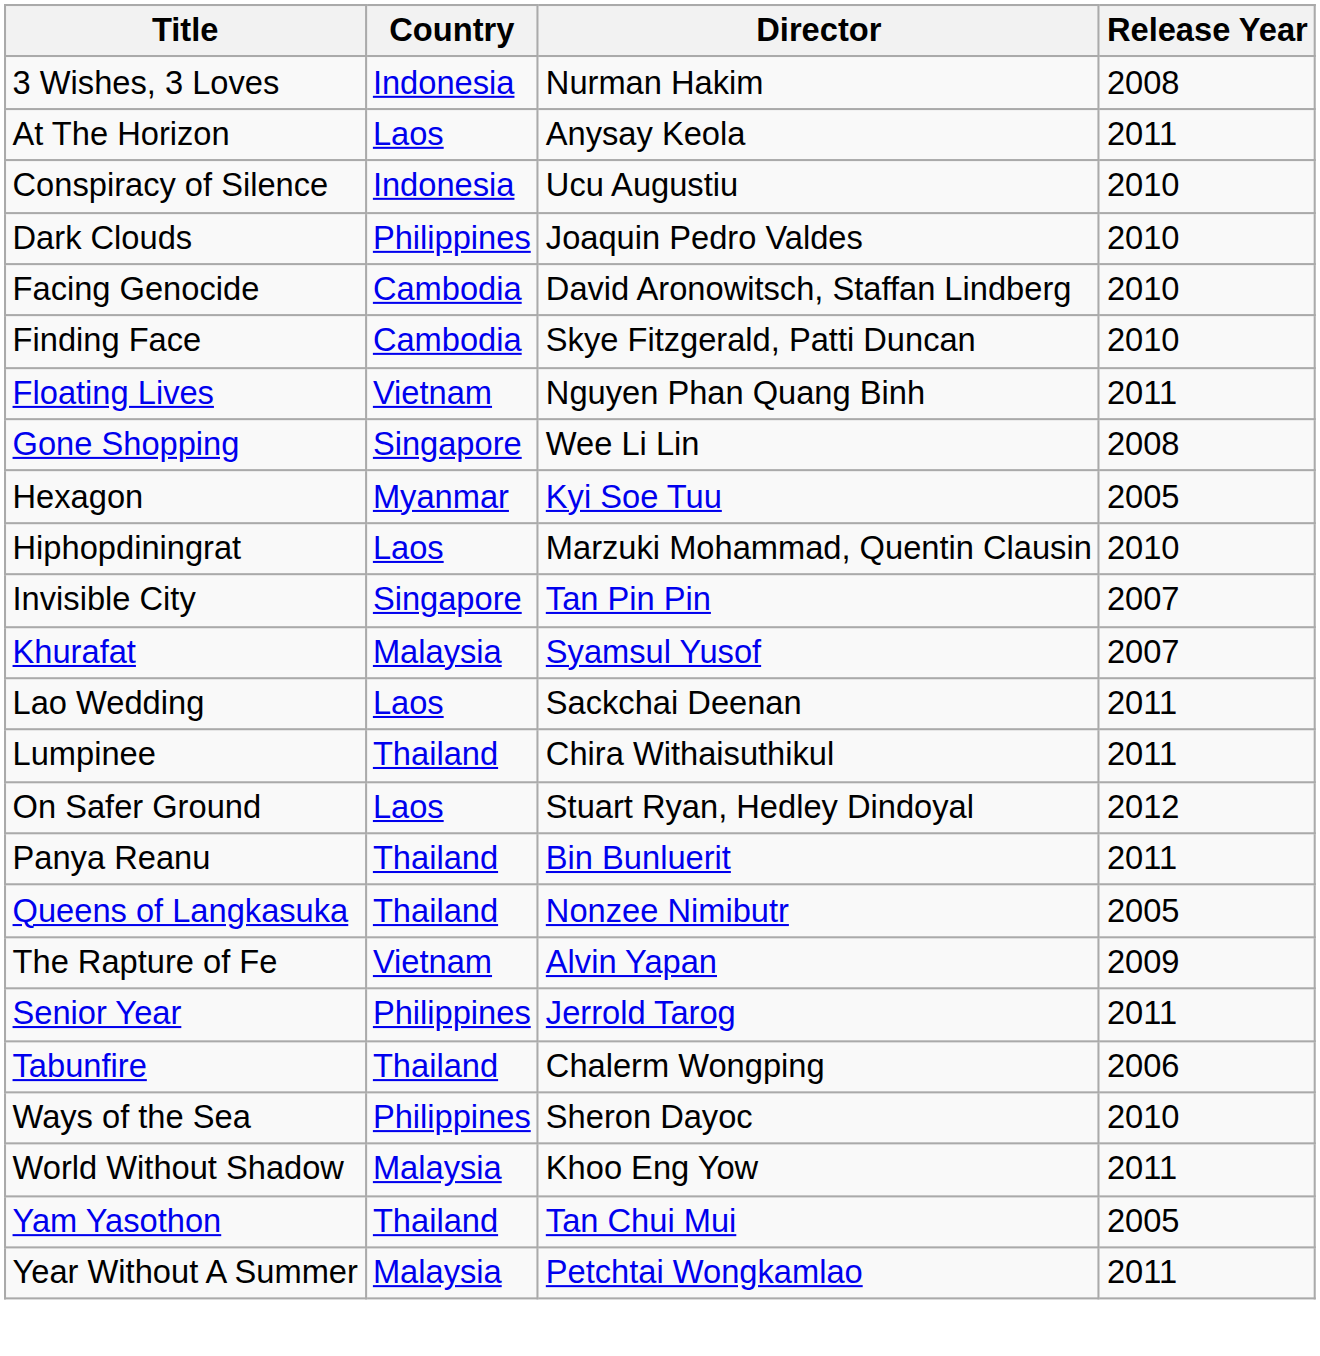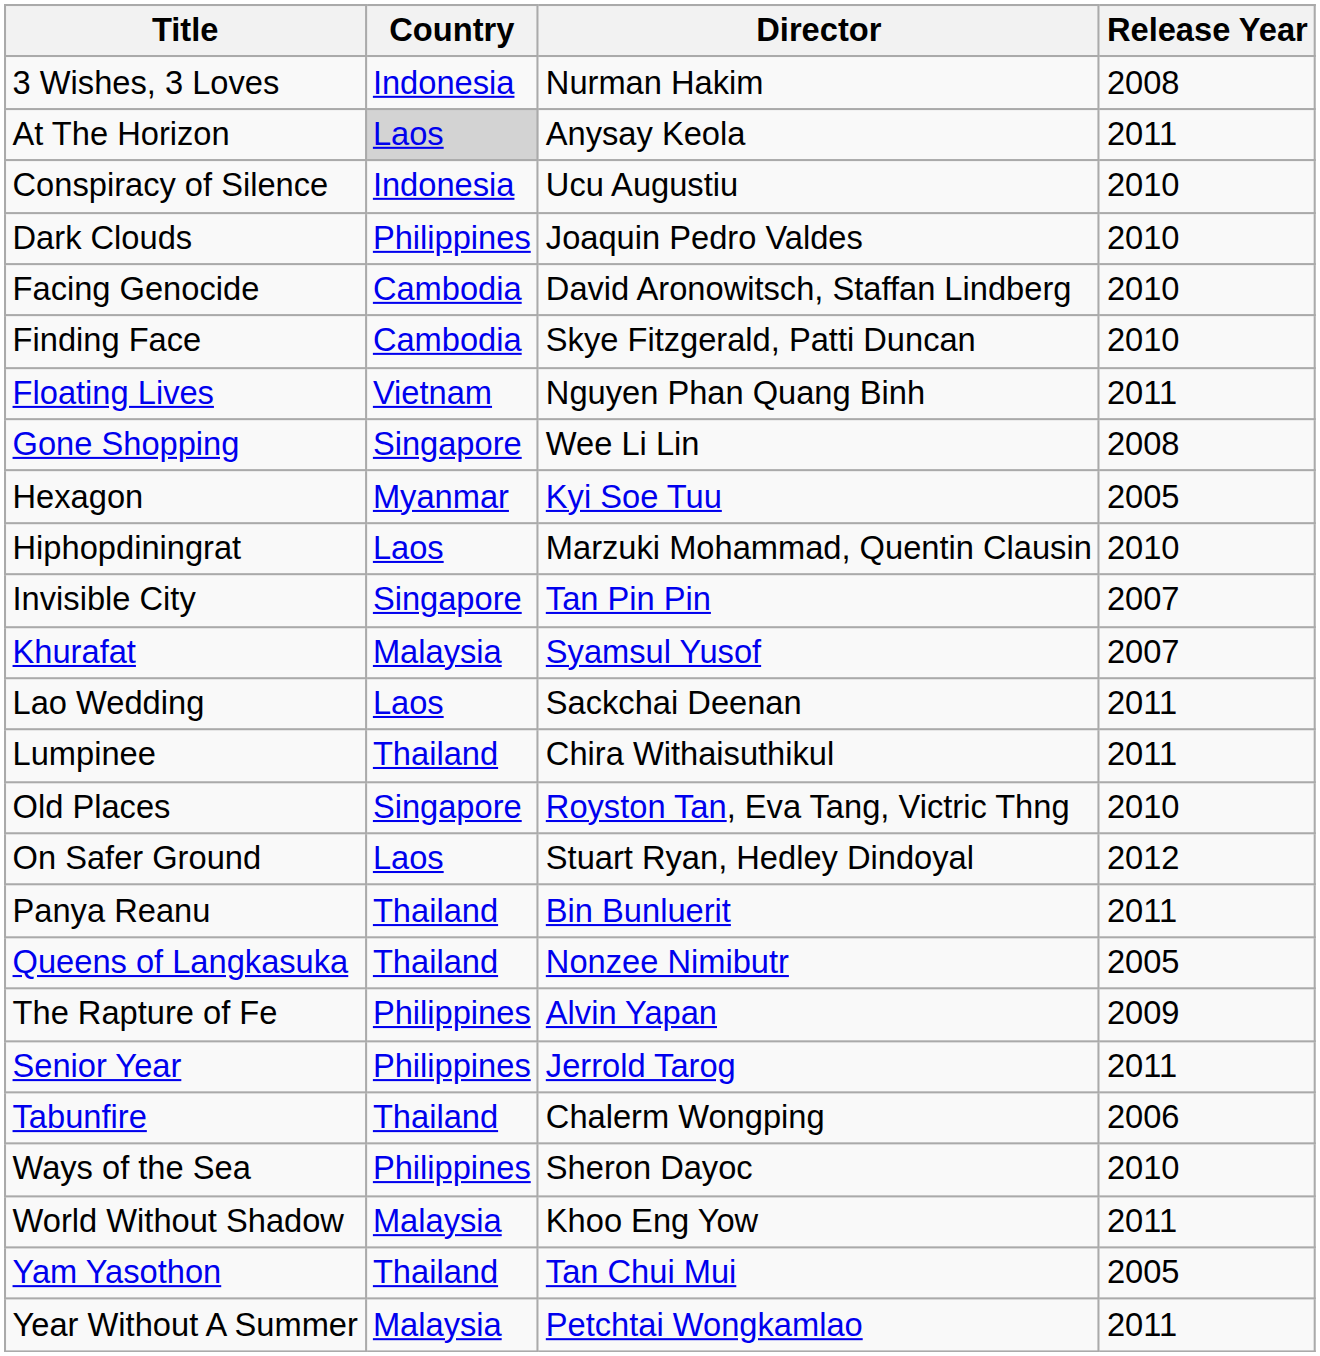(408, 133) no background -> (408, 133) lightgrey background
+ row: (91, 806)
(432, 962) Vietnam -> (452, 1013) Philippines
